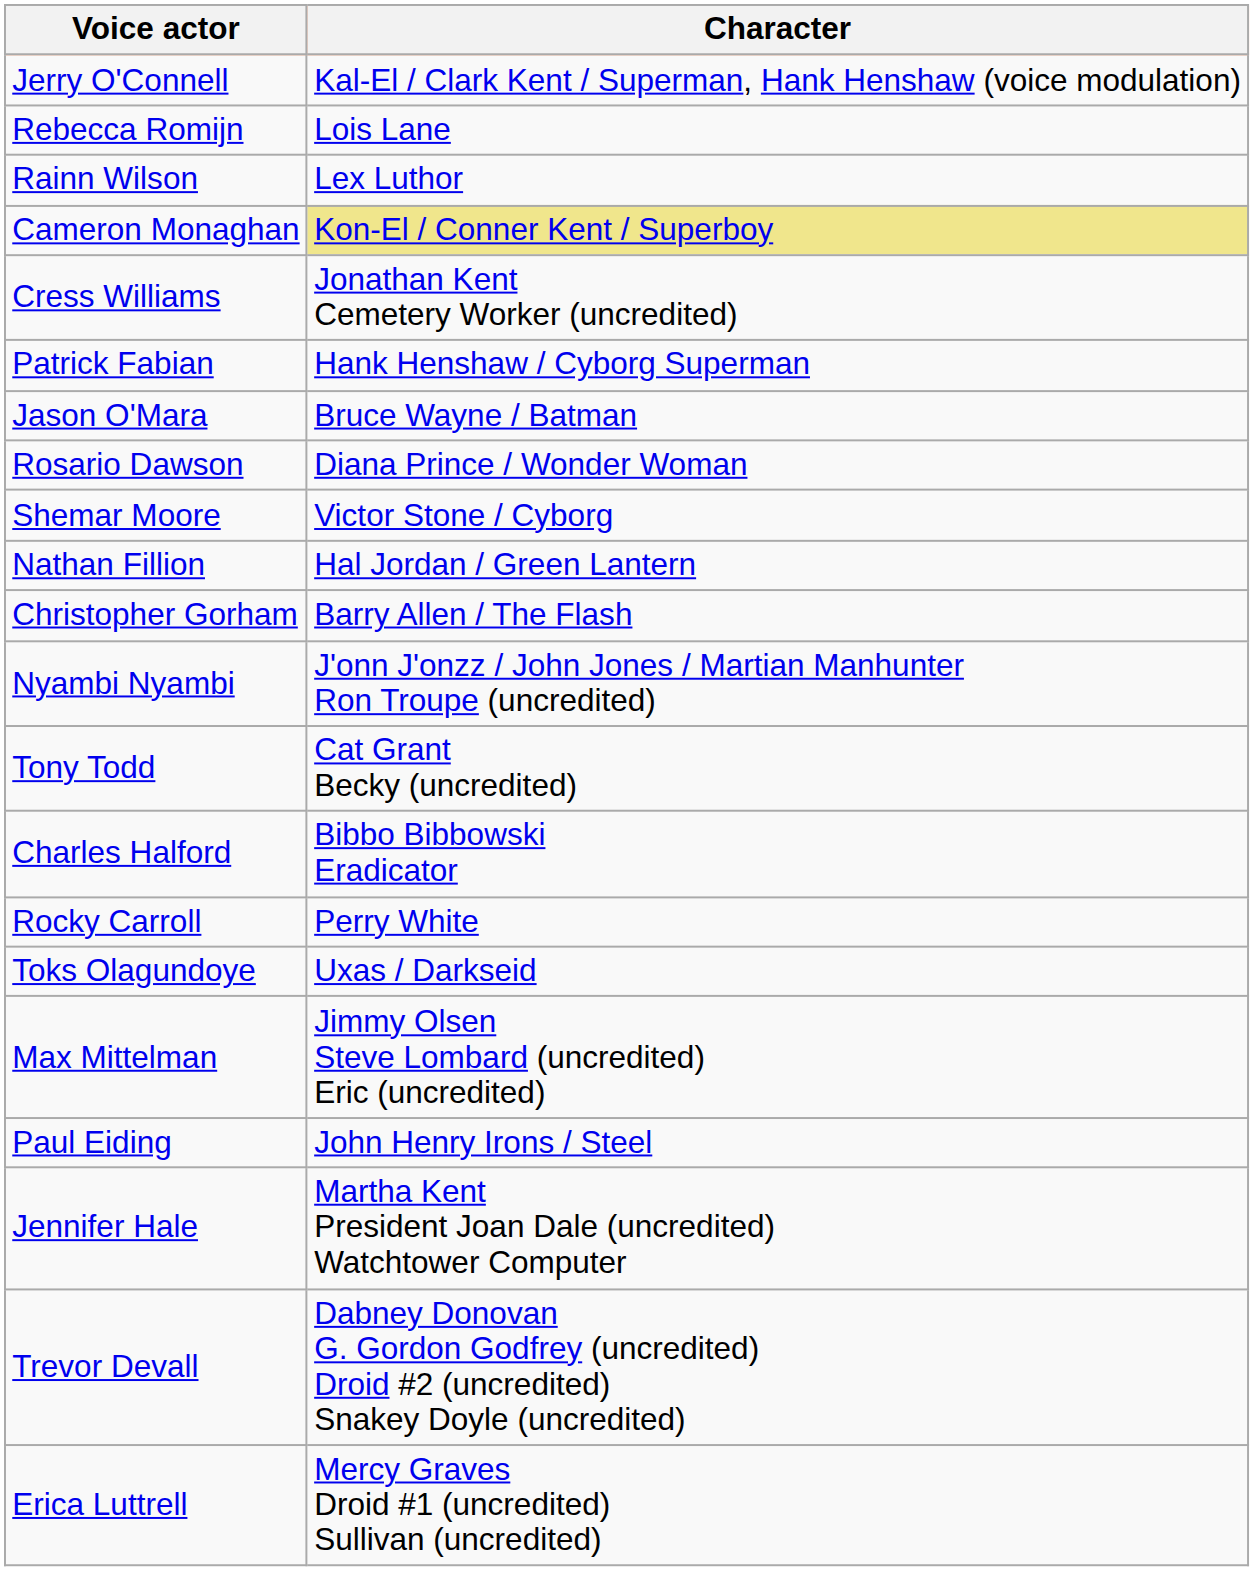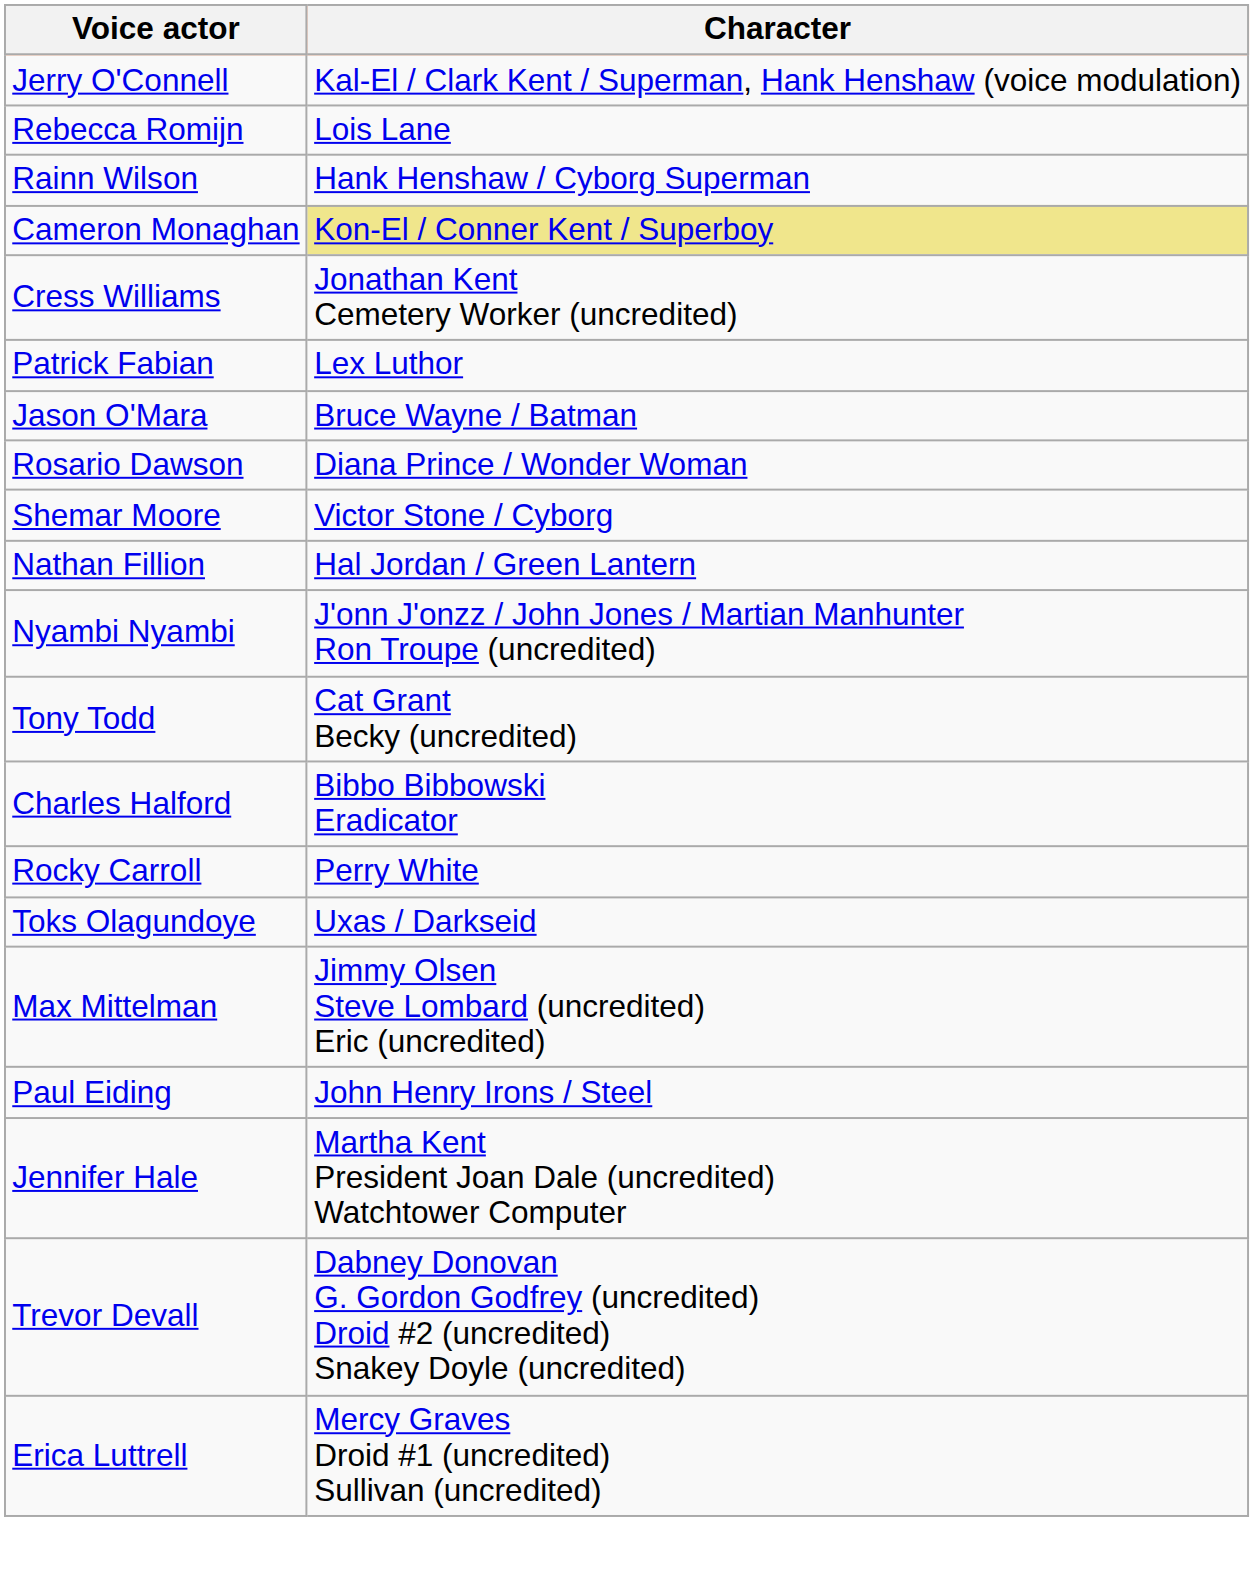(389, 179) Lex Luthor -> (562, 179) Hank Henshaw / Cyborg Superman
(562, 364) Hank Henshaw / Cyborg Superman -> (389, 364) Lex Luthor
- row: (155, 614)
